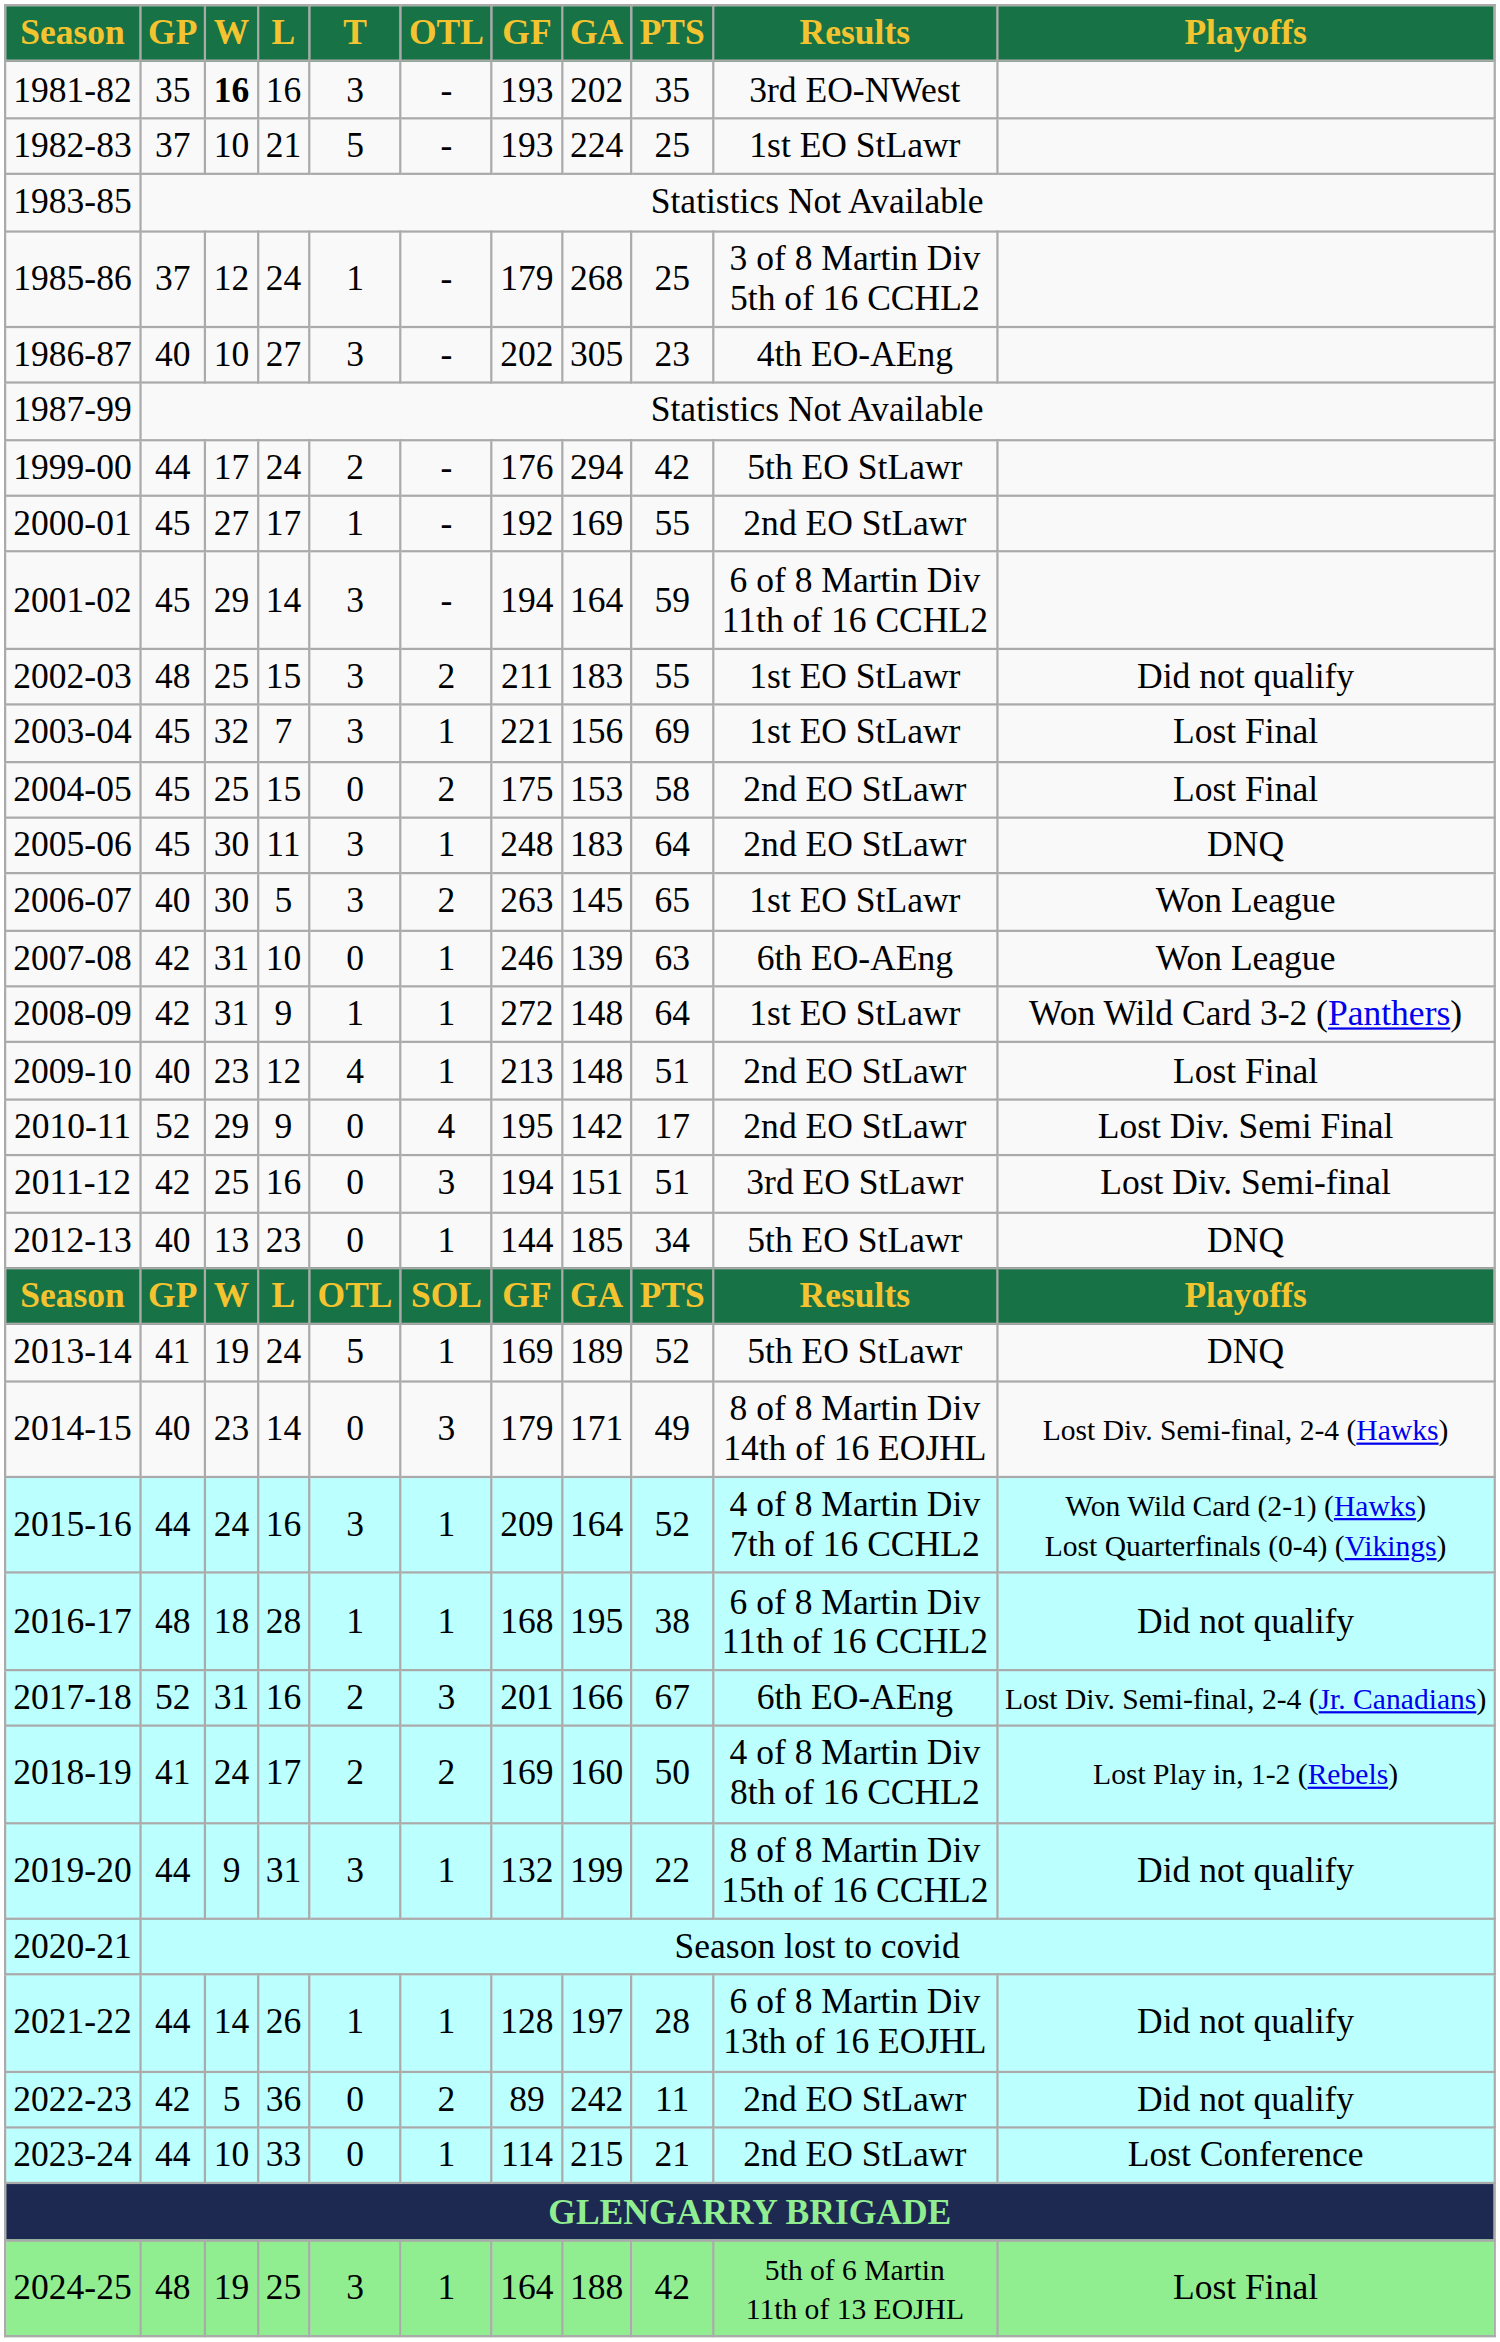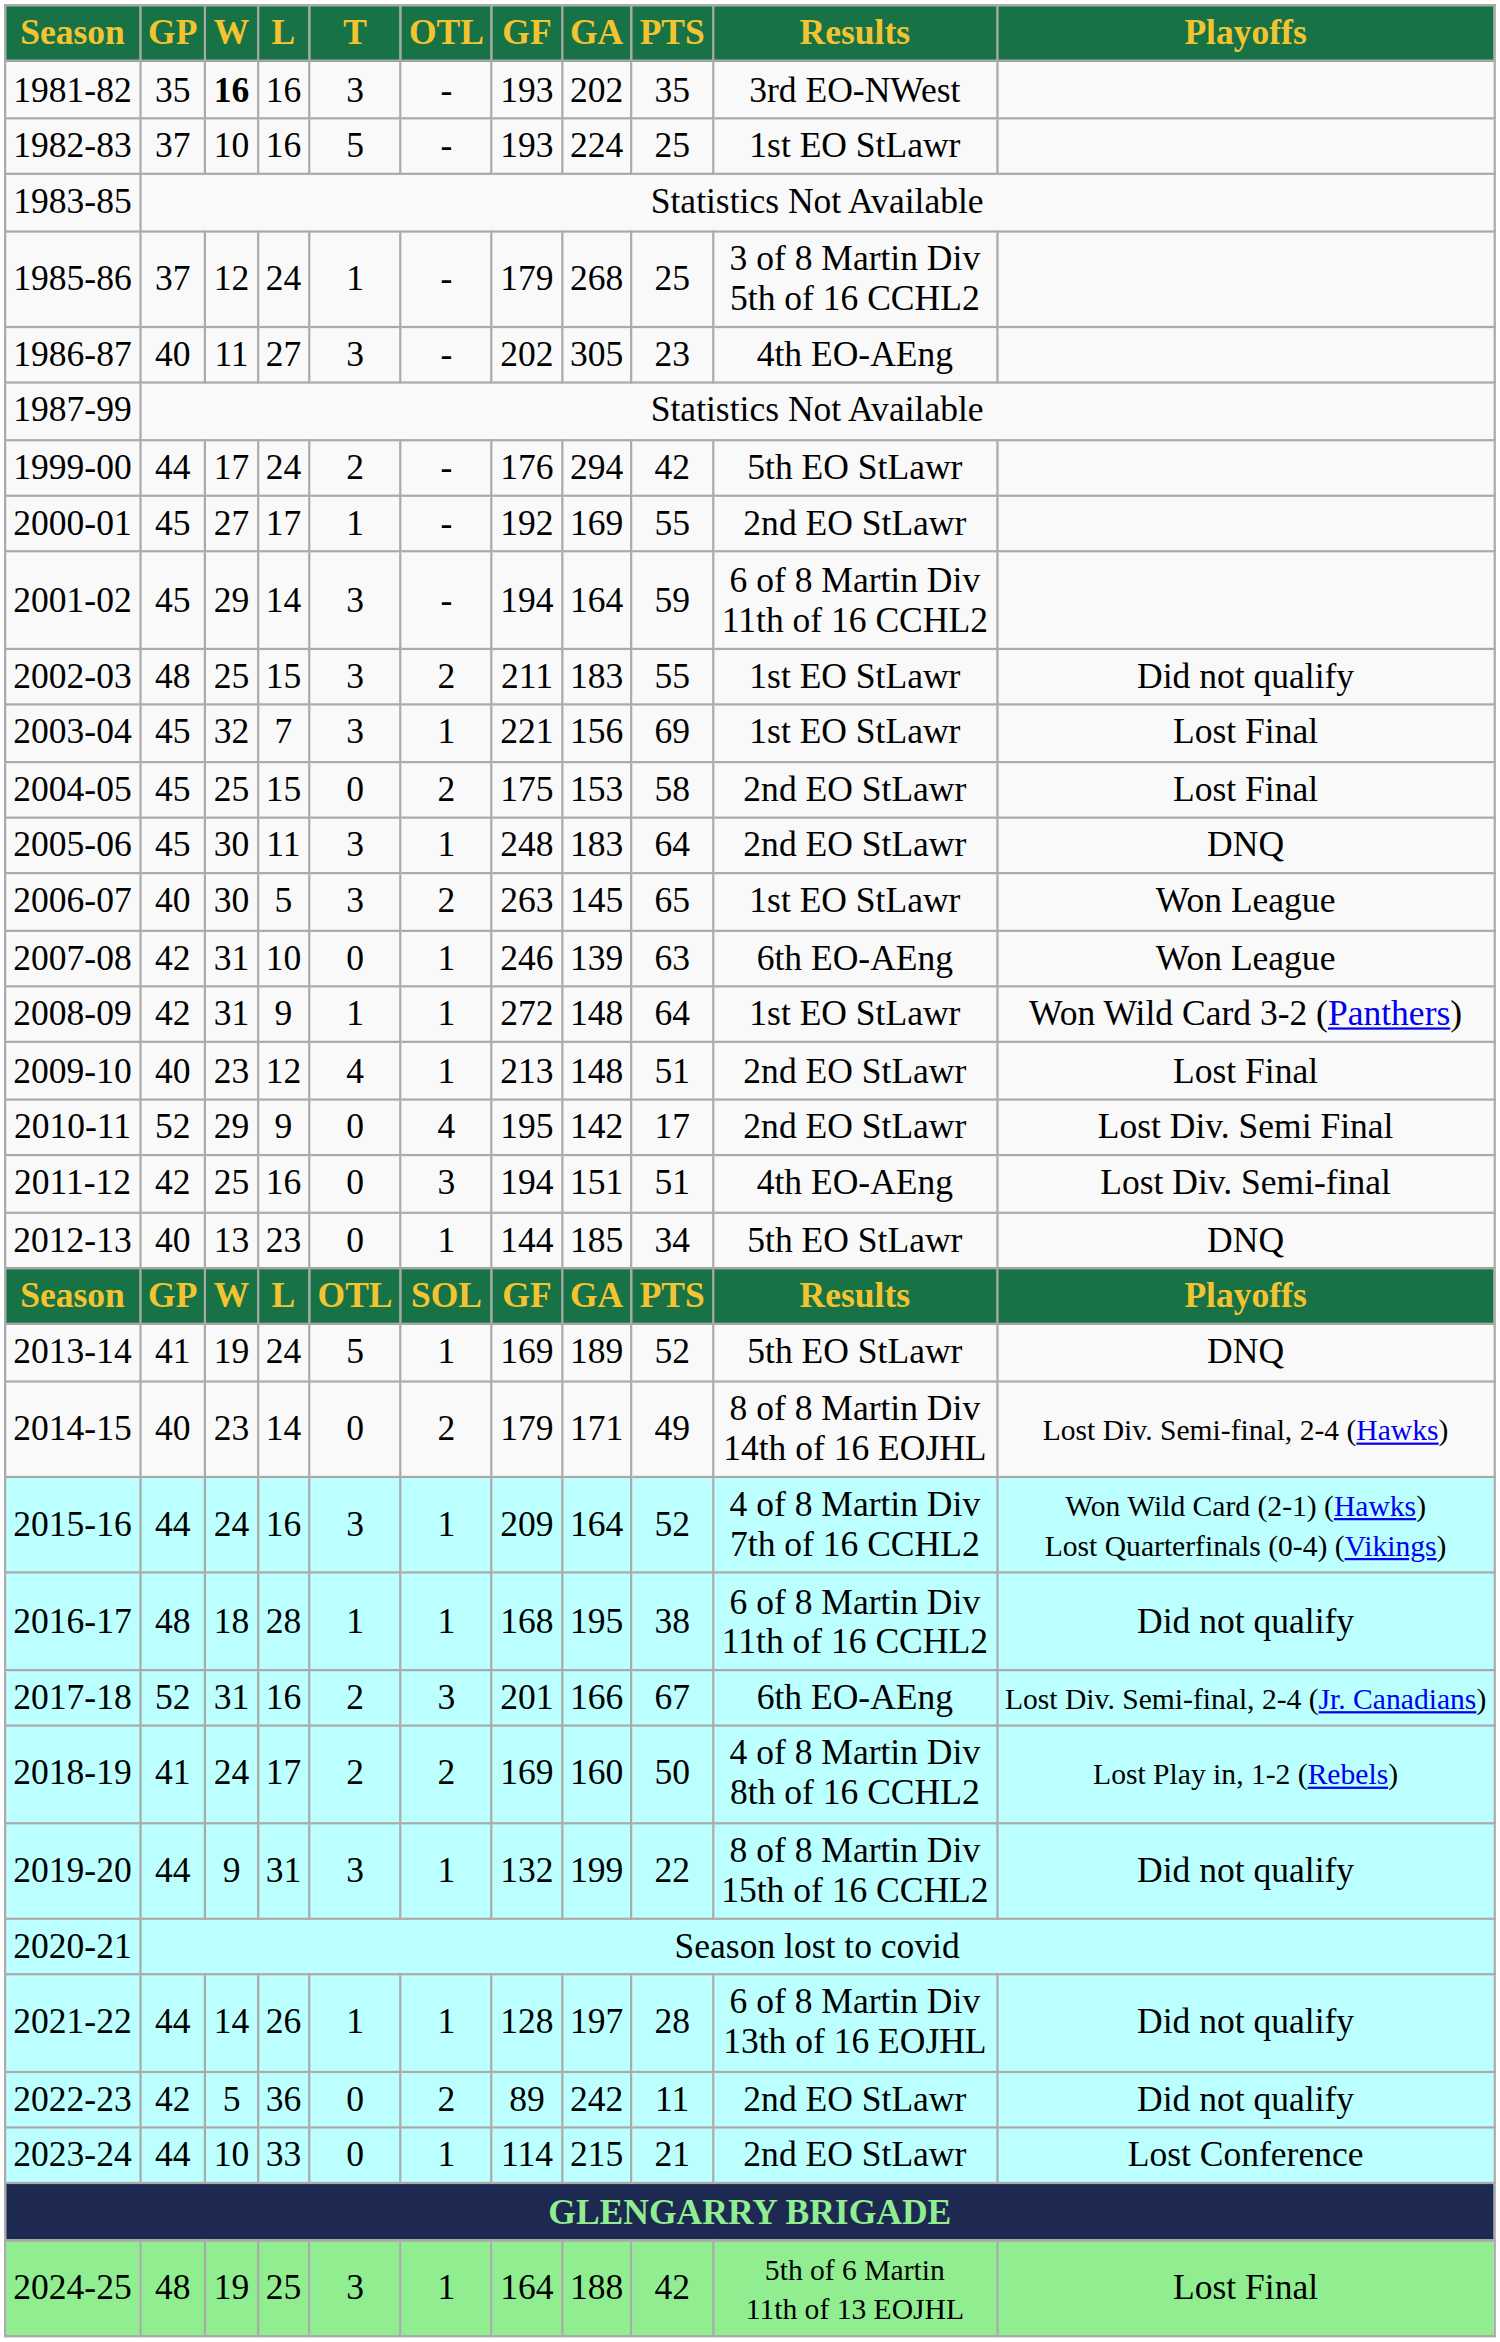(283, 145) 21 -> (283, 145) 16
(232, 354) 10 -> (232, 354) 11
(855, 1182) 3rd EO StLawr -> (855, 1182) 4th EO-AEng
(446, 1428) 3 -> (446, 1428) 2
